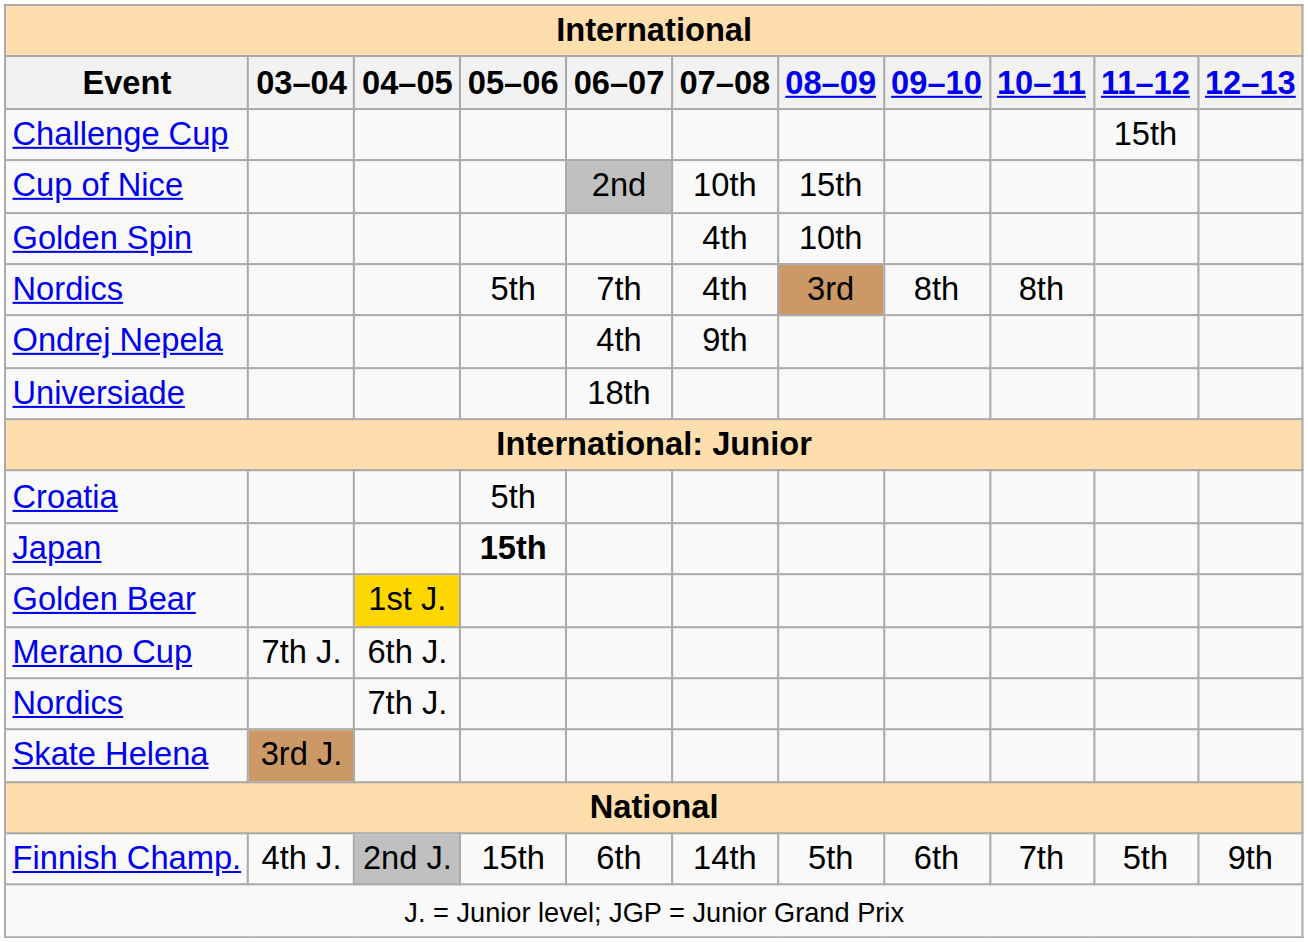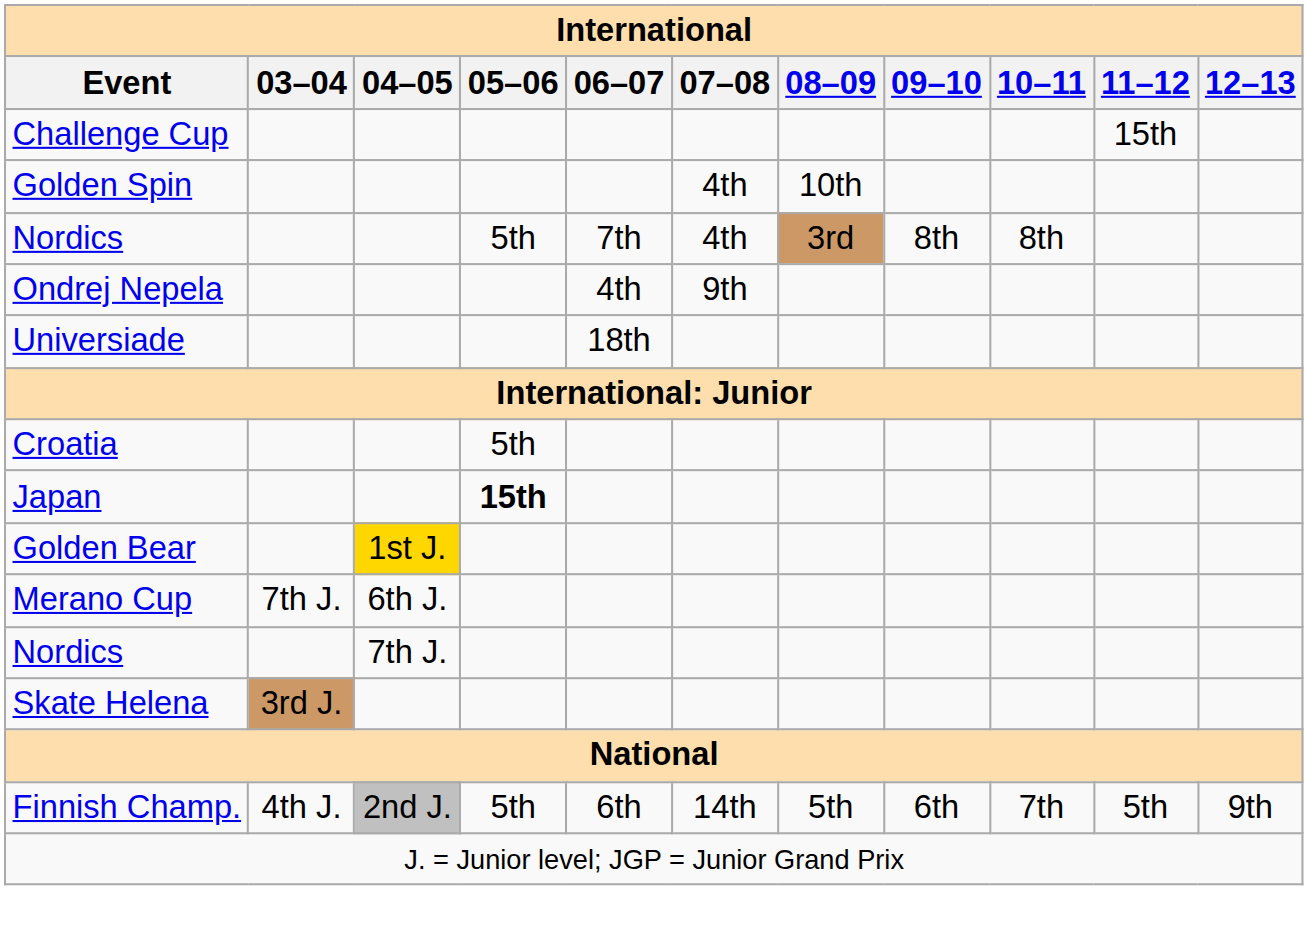- row: (98, 185)
(513, 858) 15th -> (513, 806) 5th
